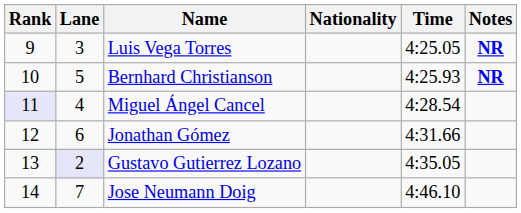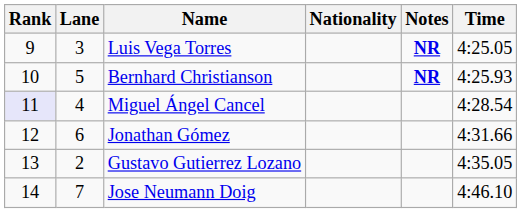columns swapped: (433, 18) <-> (491, 18)
(80, 163) lavender background -> (80, 163) no background
